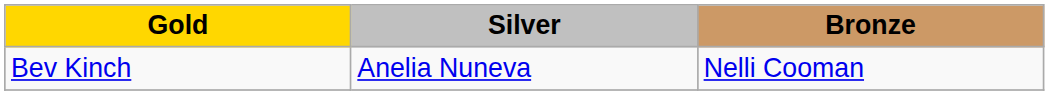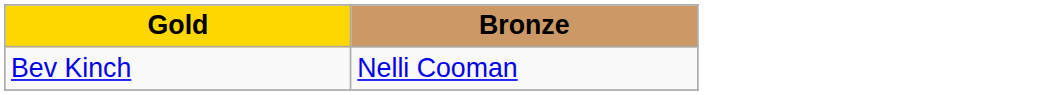- column: (524, 25)
